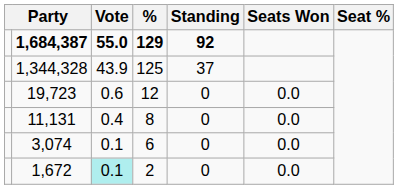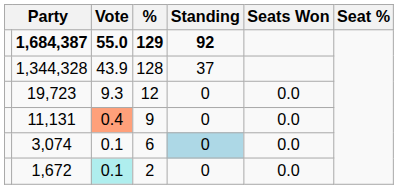(150, 68) 125 -> (150, 68) 128
(112, 94) 0.6 -> (112, 94) 9.3
(112, 119) no background -> (112, 119) lightsalmon background
(150, 119) 8 -> (150, 119) 9
(205, 145) no background -> (205, 145) lightblue background
